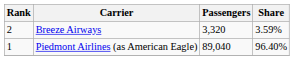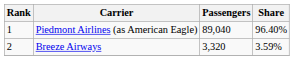rows swapped: (117, 47) <-> (68, 30)
